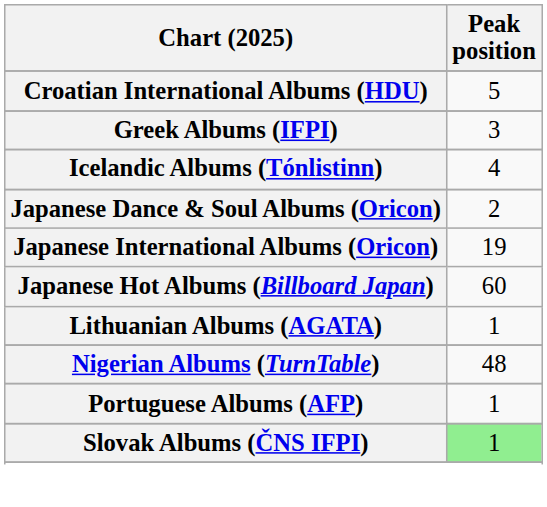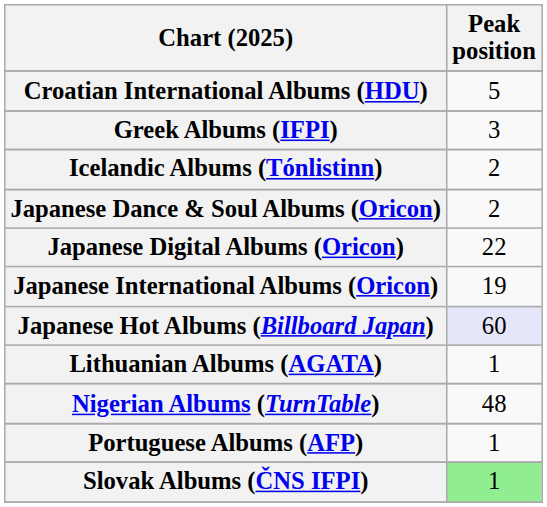(494, 168) 4 -> (494, 168) 2
+ row: (226, 247)
(494, 286) no background -> (494, 325) lavender background
